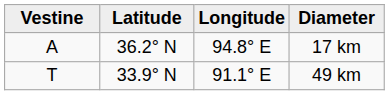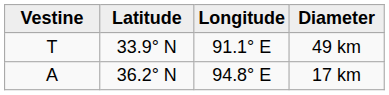rows swapped: (337, 47) <-> (337, 75)
